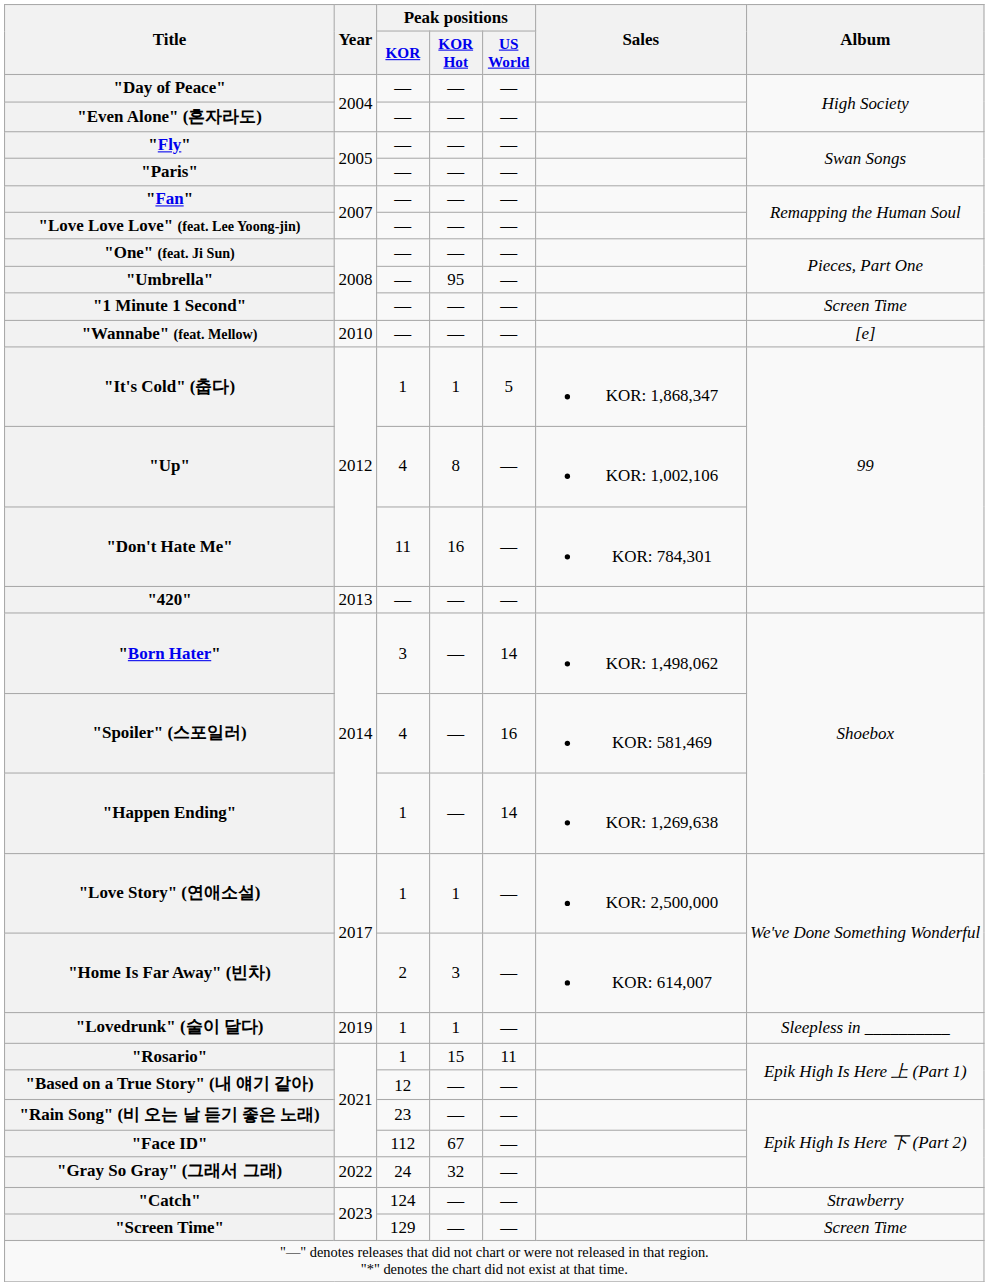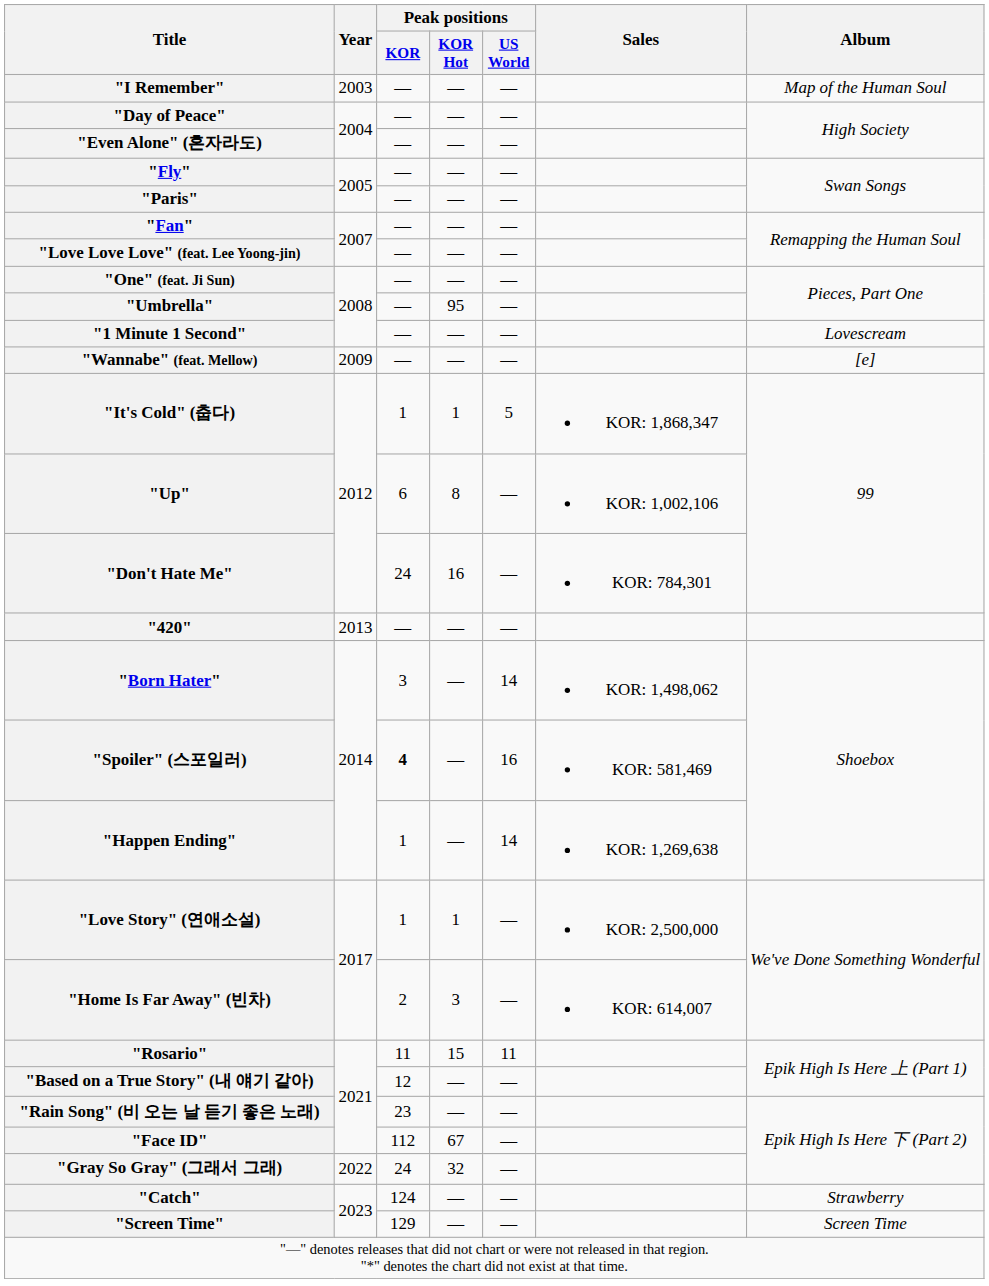+ row: (170, 88)
(865, 306) Screen Time -> (865, 333) Lovescream
(355, 333) 2010 -> (355, 360) 2009
(403, 466) 4 -> (403, 493) 6
(403, 546) 11 -> (403, 573) 24
(403, 733) normal -> (403, 760) bold
- row: (170, 1027)
(403, 1056) 1 -> (403, 1053) 11
